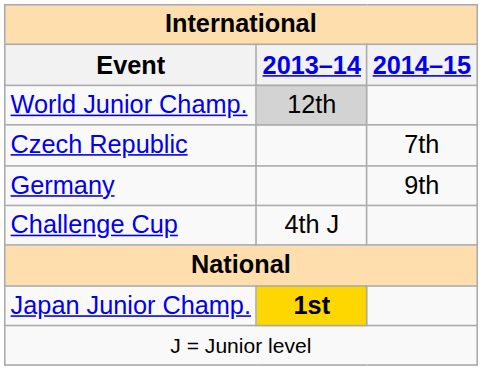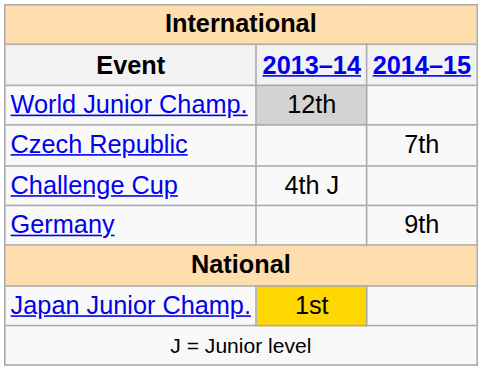rows swapped: (63, 184) <-> (94, 225)
(312, 305) bold -> (312, 305) normal
